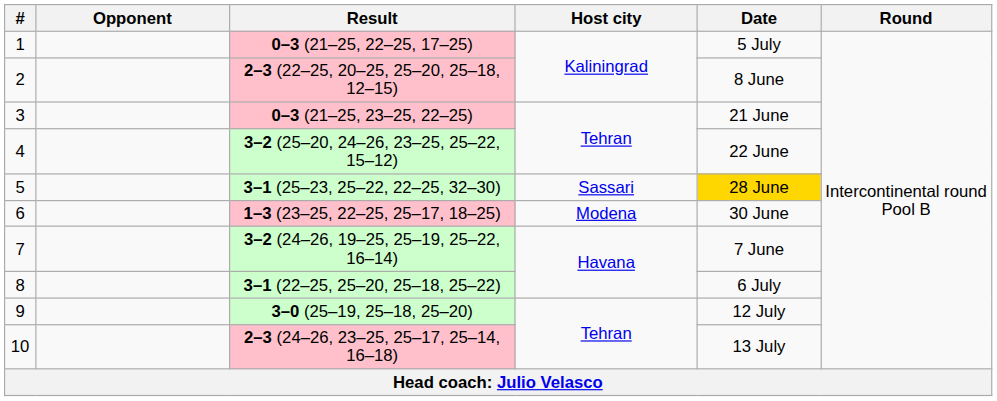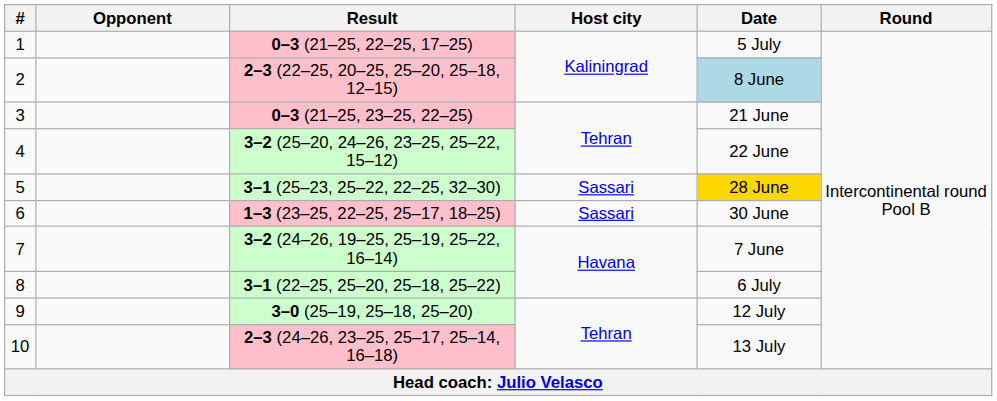(759, 80) no background -> (759, 80) lightblue background
(606, 214) Modena -> (606, 214) Sassari
